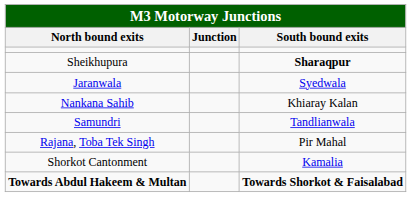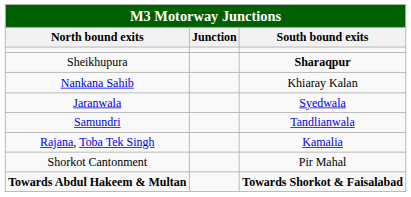rows swapped: (97, 102) <-> (97, 82)
(323, 142) Pir Mahal -> (323, 142) Kamalia
(323, 162) Kamalia -> (323, 162) Pir Mahal
